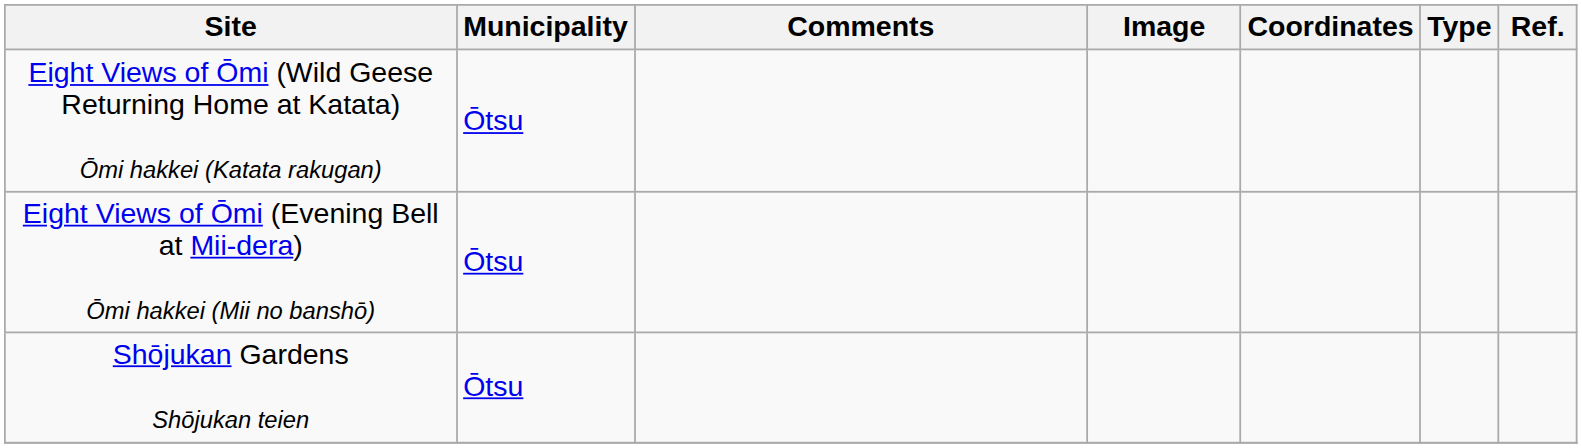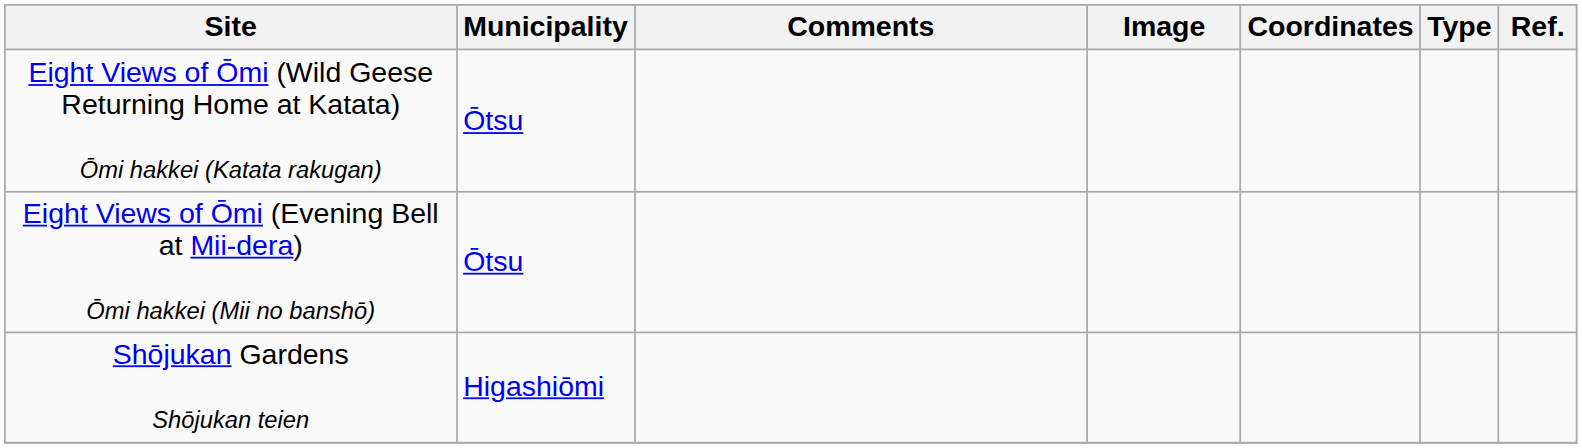(493, 386) Ōtsu -> (534, 386) Higashiōmi
